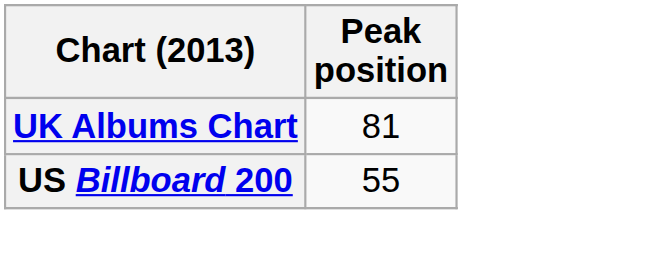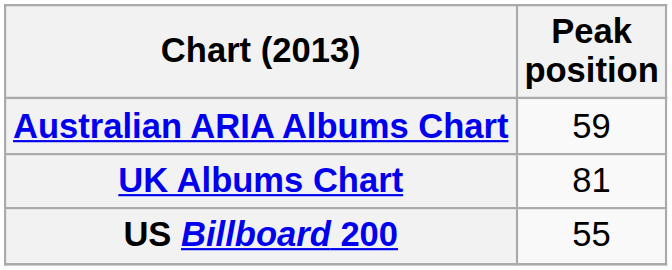+ row: (261, 125)
